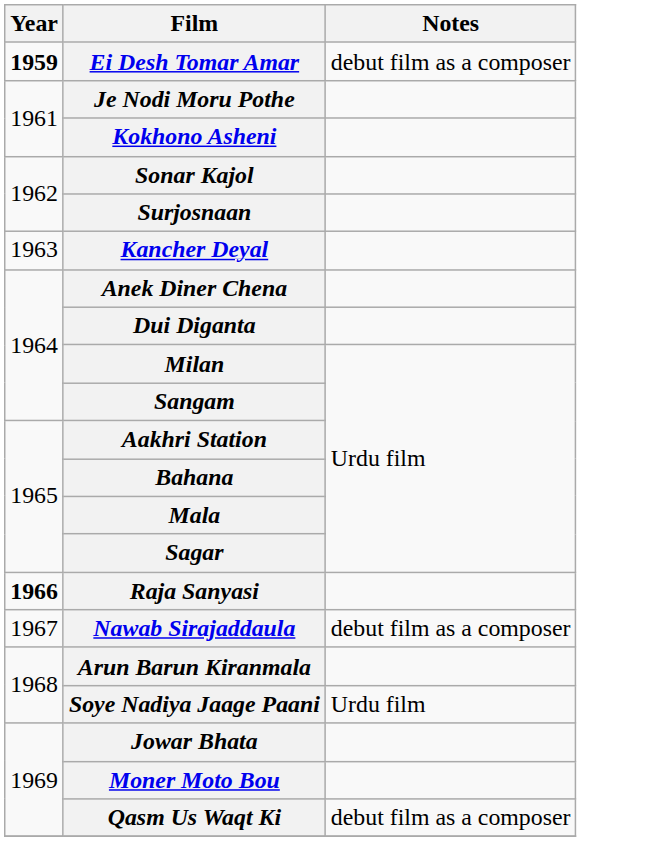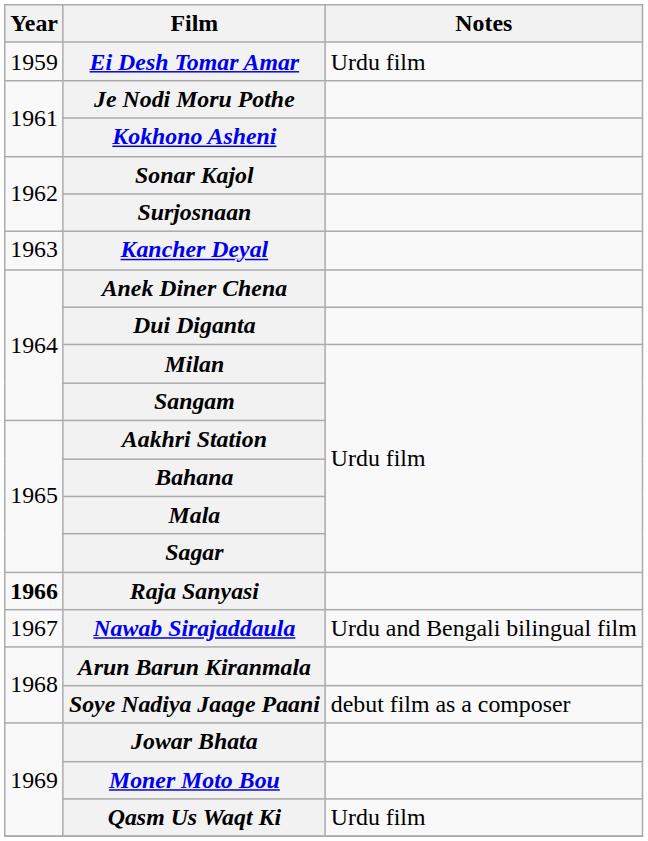(34, 61) bold -> (34, 61) normal
(451, 61) debut film as a composer -> (378, 61) Urdu film
(451, 628) debut film as a composer -> (484, 628) Urdu and Bengali bilingual film
(378, 703) Urdu film -> (451, 703) debut film as a composer
(451, 817) debut film as a composer -> (378, 817) Urdu film
